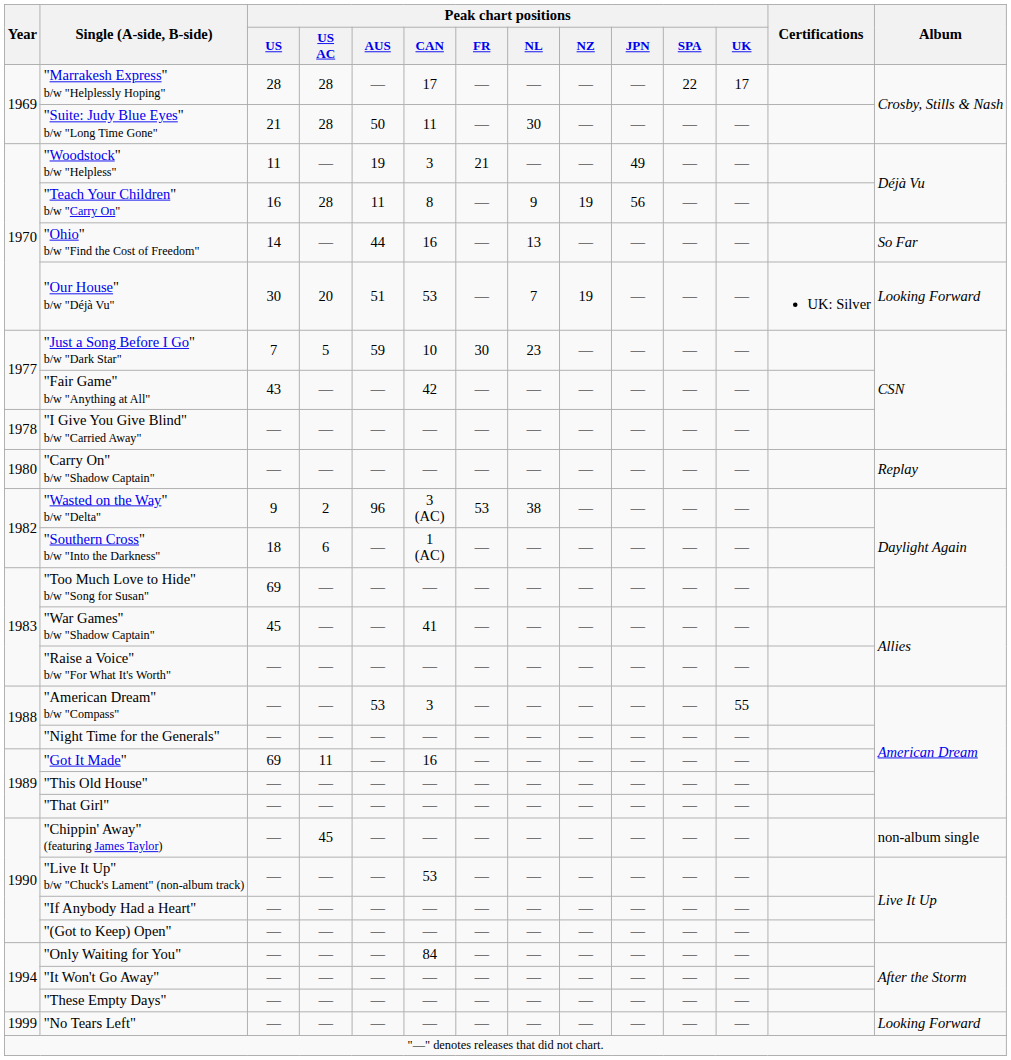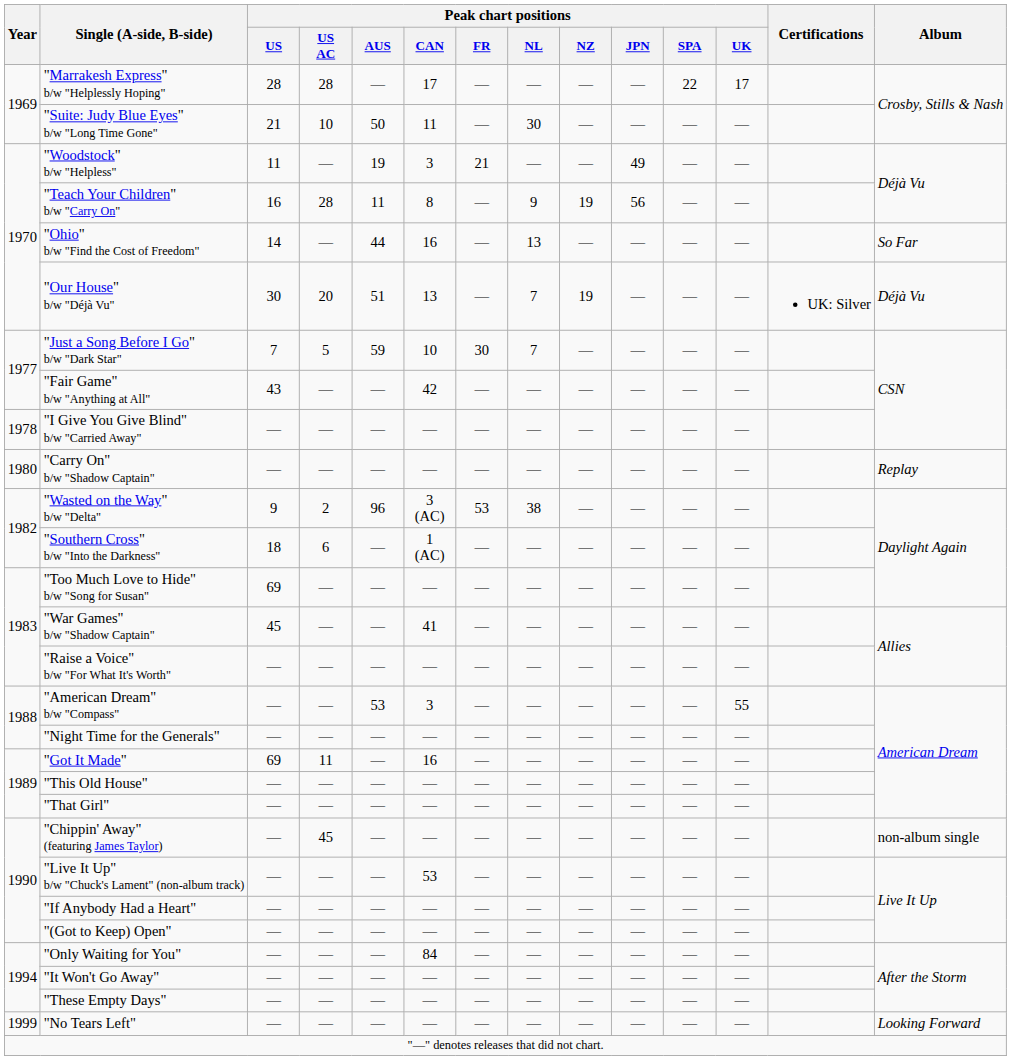(326, 123) 28 -> (326, 123) 10
(430, 296) 53 -> (430, 296) 13
(929, 296) Looking Forward -> (901, 296) Déjà Vu
(534, 350) 23 -> (534, 350) 7
